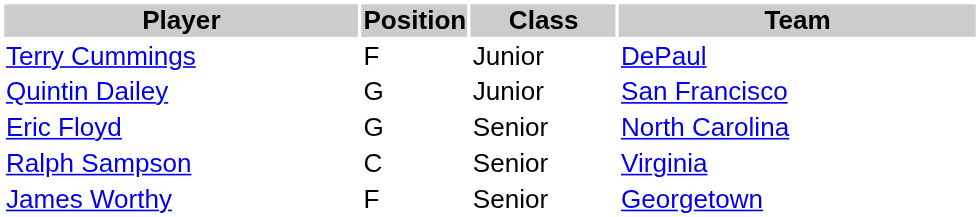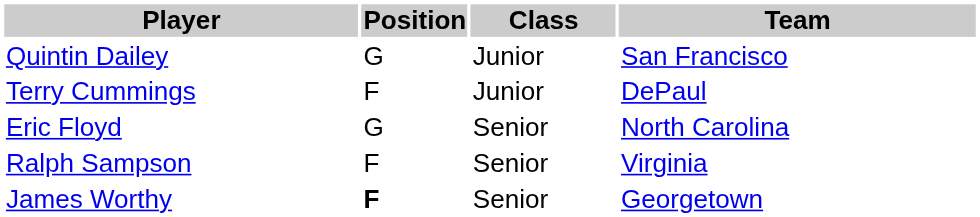rows swapped: (101, 56) <-> (87, 91)
(373, 163) C -> (371, 163) F
(371, 199) normal -> (371, 199) bold
